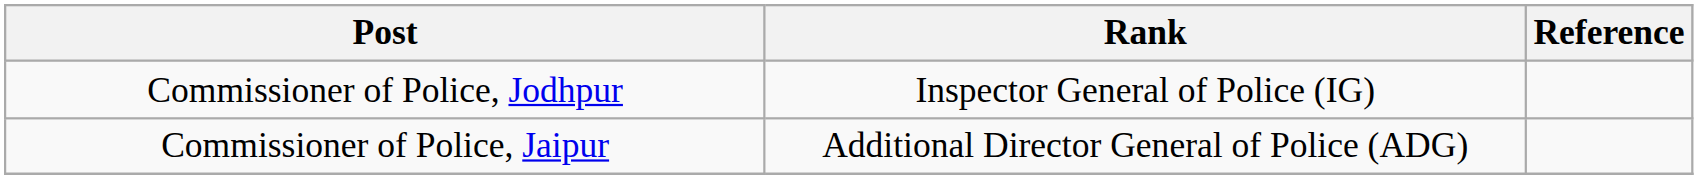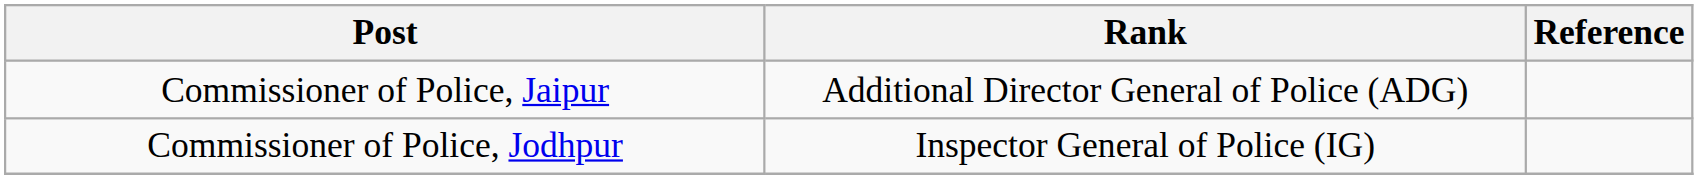rows swapped: (385, 145) <-> (385, 88)
